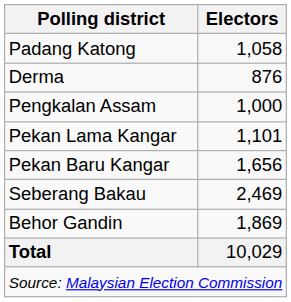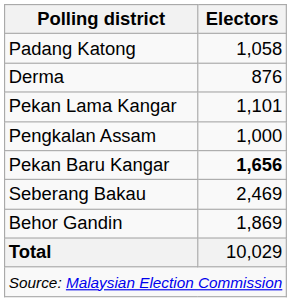rows swapped: (93, 135) <-> (82, 106)
(259, 164) normal -> (259, 164) bold
